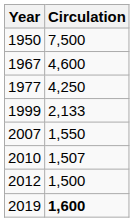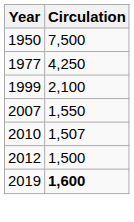- row: (25, 64)
(67, 111) 2,133 -> (67, 87) 2,100
